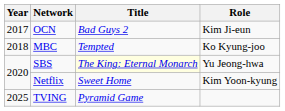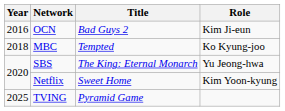(18, 30) 2017 -> (18, 30) 2016
(138, 64) lightyellow background -> (138, 64) no background
